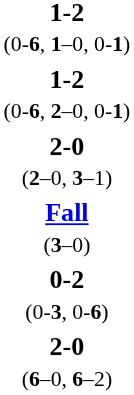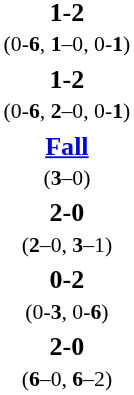rows swapped: (67, 228) <-> (67, 161)
